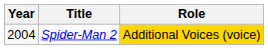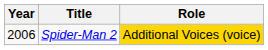(21, 34) 2004 -> (21, 34) 2006
